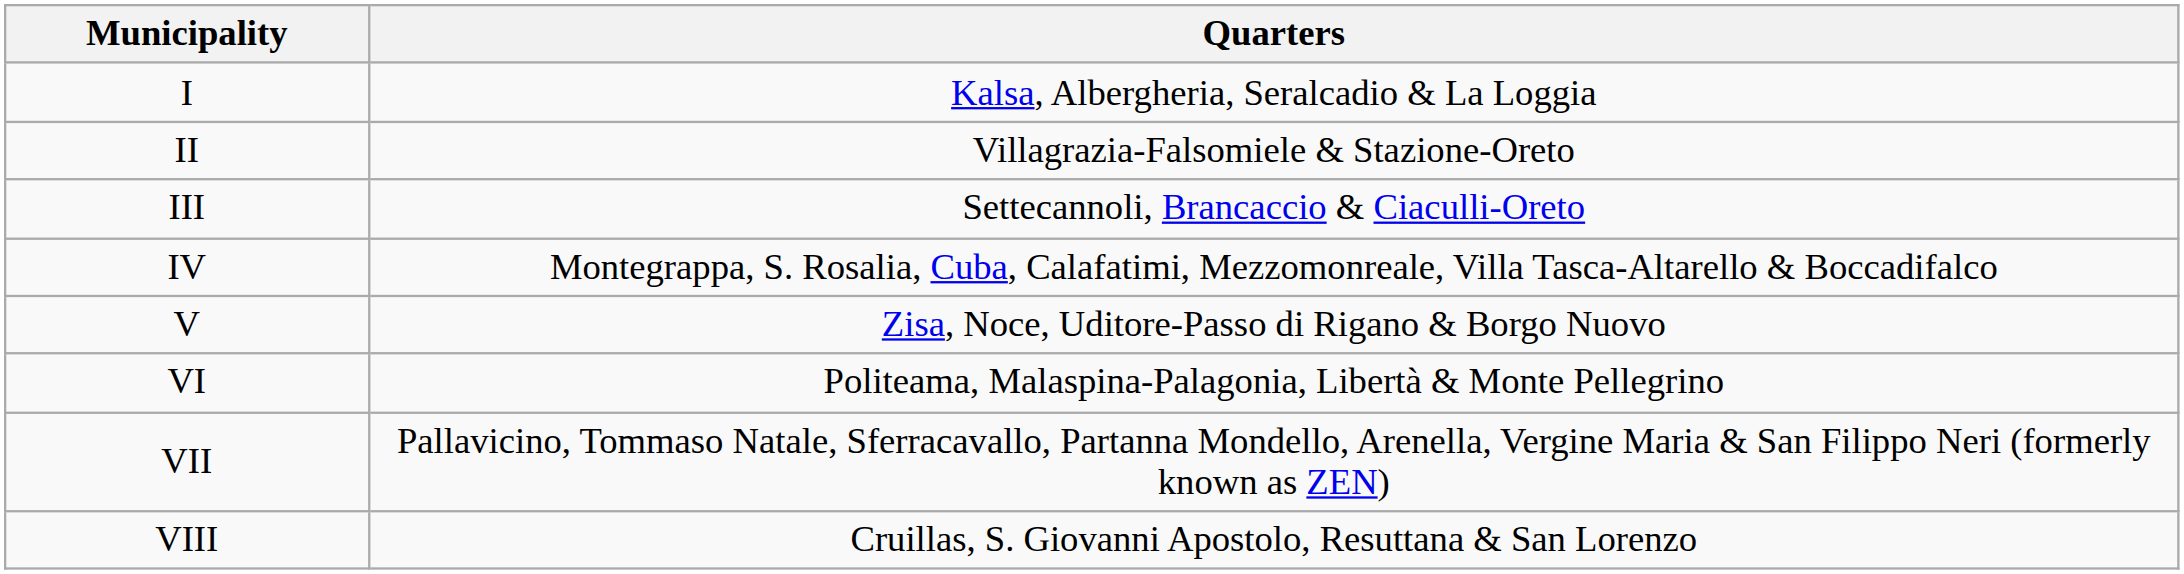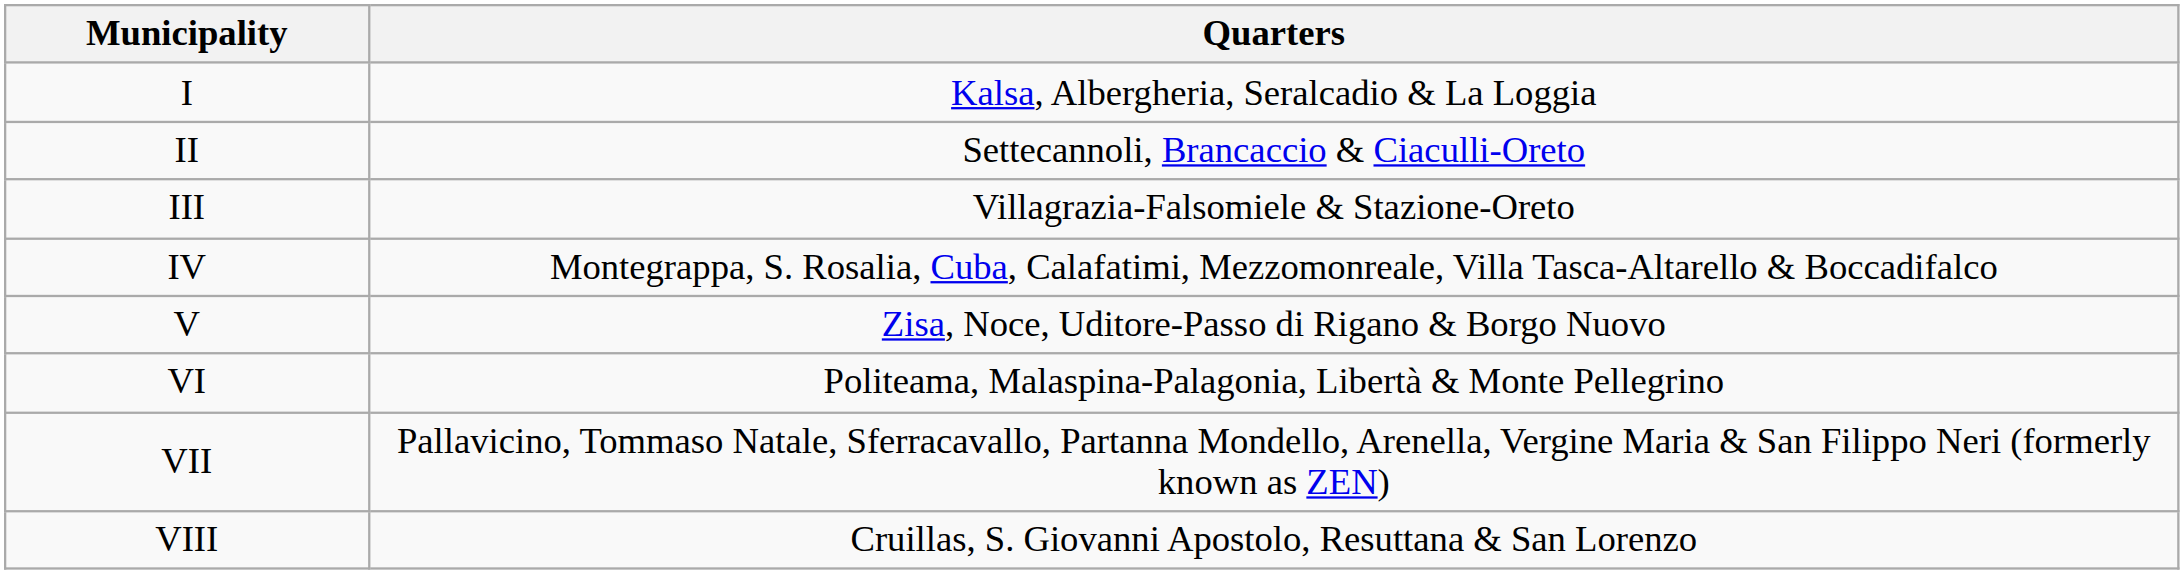(1274, 149) Villagrazia-Falsomiele & Stazione-Oreto -> (1274, 149) Settecannoli, Brancaccio & Ciaculli-Oreto
(1274, 207) Settecannoli, Brancaccio & Ciaculli-Oreto -> (1274, 207) Villagrazia-Falsomiele & Stazione-Oreto
